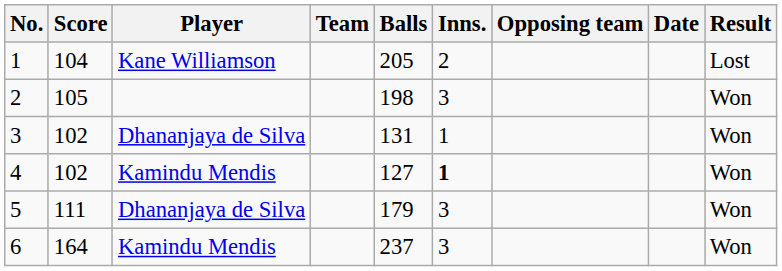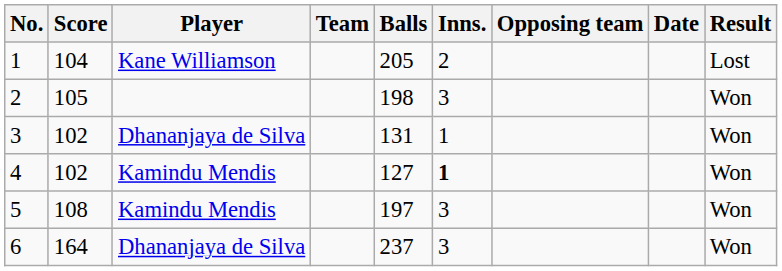(70, 210) 111 -> (71, 210) 108
(212, 210) Dhananjaya de Silva -> (197, 210) Kamindu Mendis
(397, 210) 179 -> (397, 210) 197
(197, 247) Kamindu Mendis -> (212, 247) Dhananjaya de Silva
